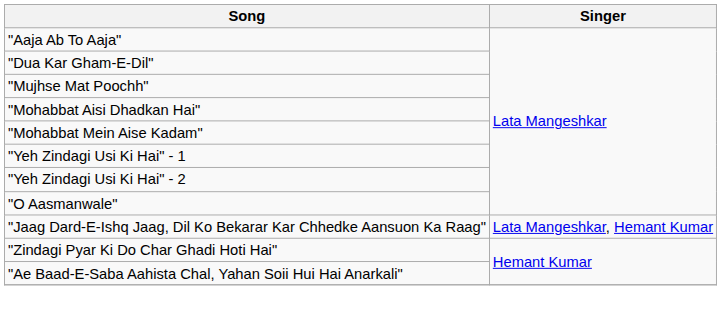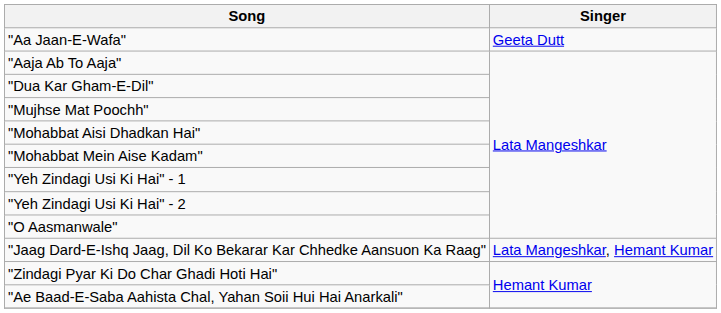+ row: (67, 40)
